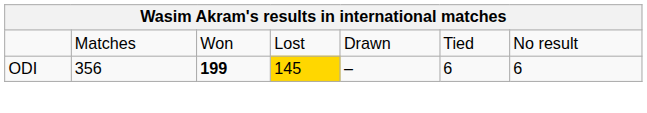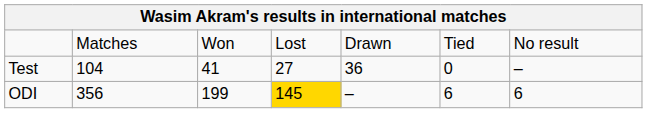+ row: (23, 68)
(214, 68) bold -> (215, 94) normal
